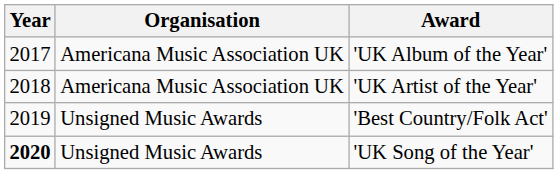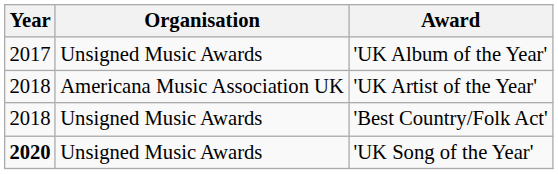(202, 53) Americana Music Association UK -> (161, 53) Unsigned Music Awards
(30, 119) 2019 -> (30, 119) 2018
